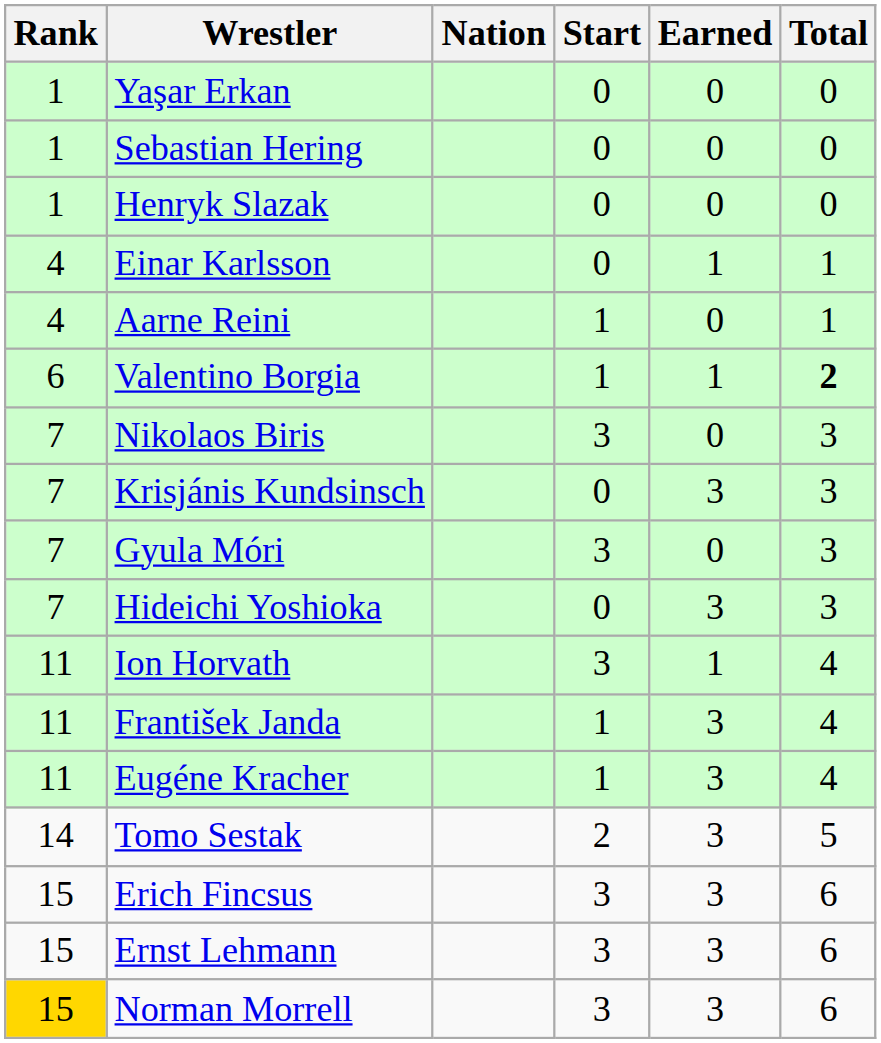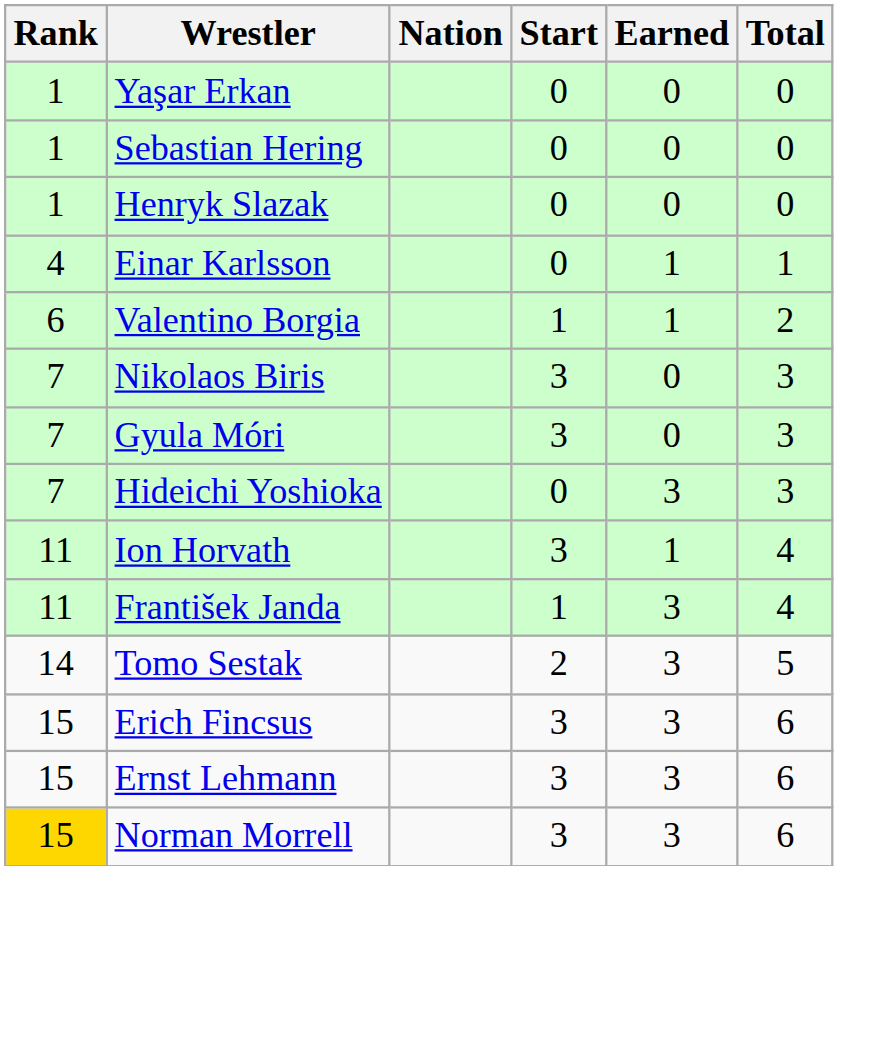- row: (202, 319)
(828, 377) bold -> (785, 319) normal
- row: (270, 491)
- row: (232, 778)
